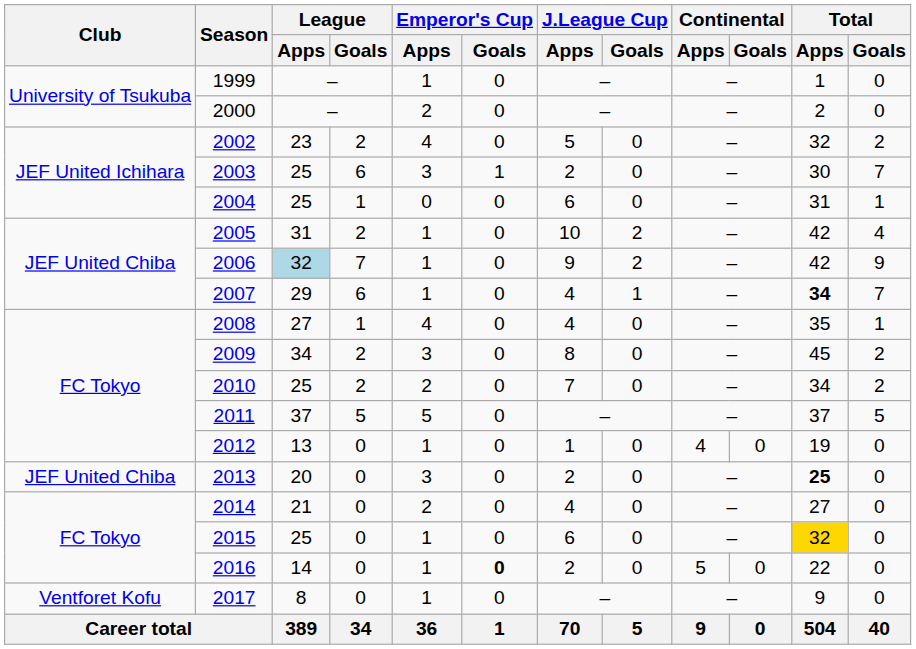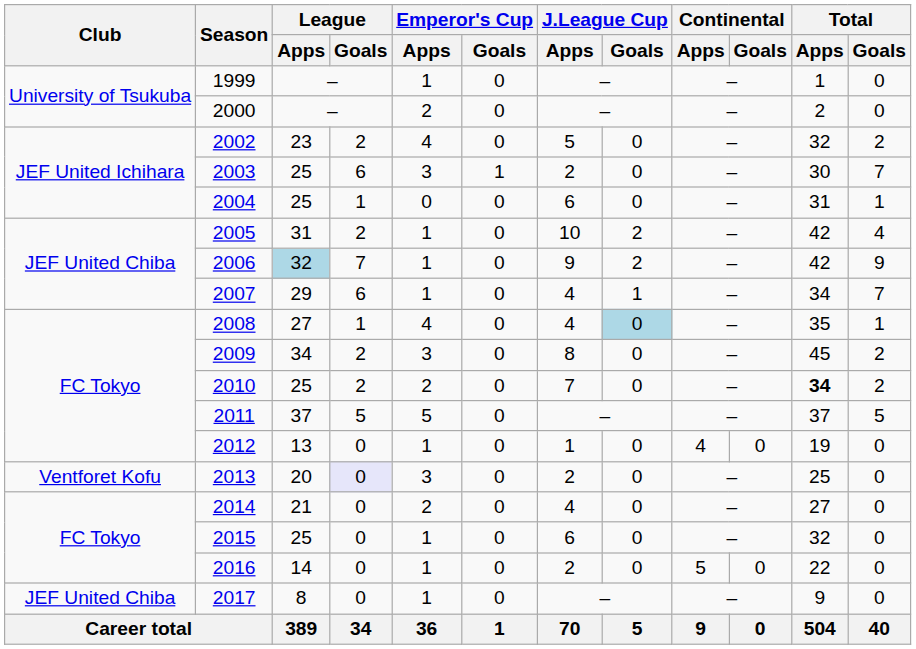(820, 293) bold -> (820, 293) normal
(637, 324) no background -> (637, 324) lightblue background
(820, 385) normal -> (820, 385) bold
(100, 476) JEF United Chiba -> (100, 476) Ventforet Kofu
(361, 476) no background -> (361, 476) lavender background
(820, 476) bold -> (820, 476) normal
(820, 537) gold background -> (820, 537) no background
(499, 567) bold -> (499, 567) normal
(100, 598) Ventforet Kofu -> (100, 598) JEF United Chiba
